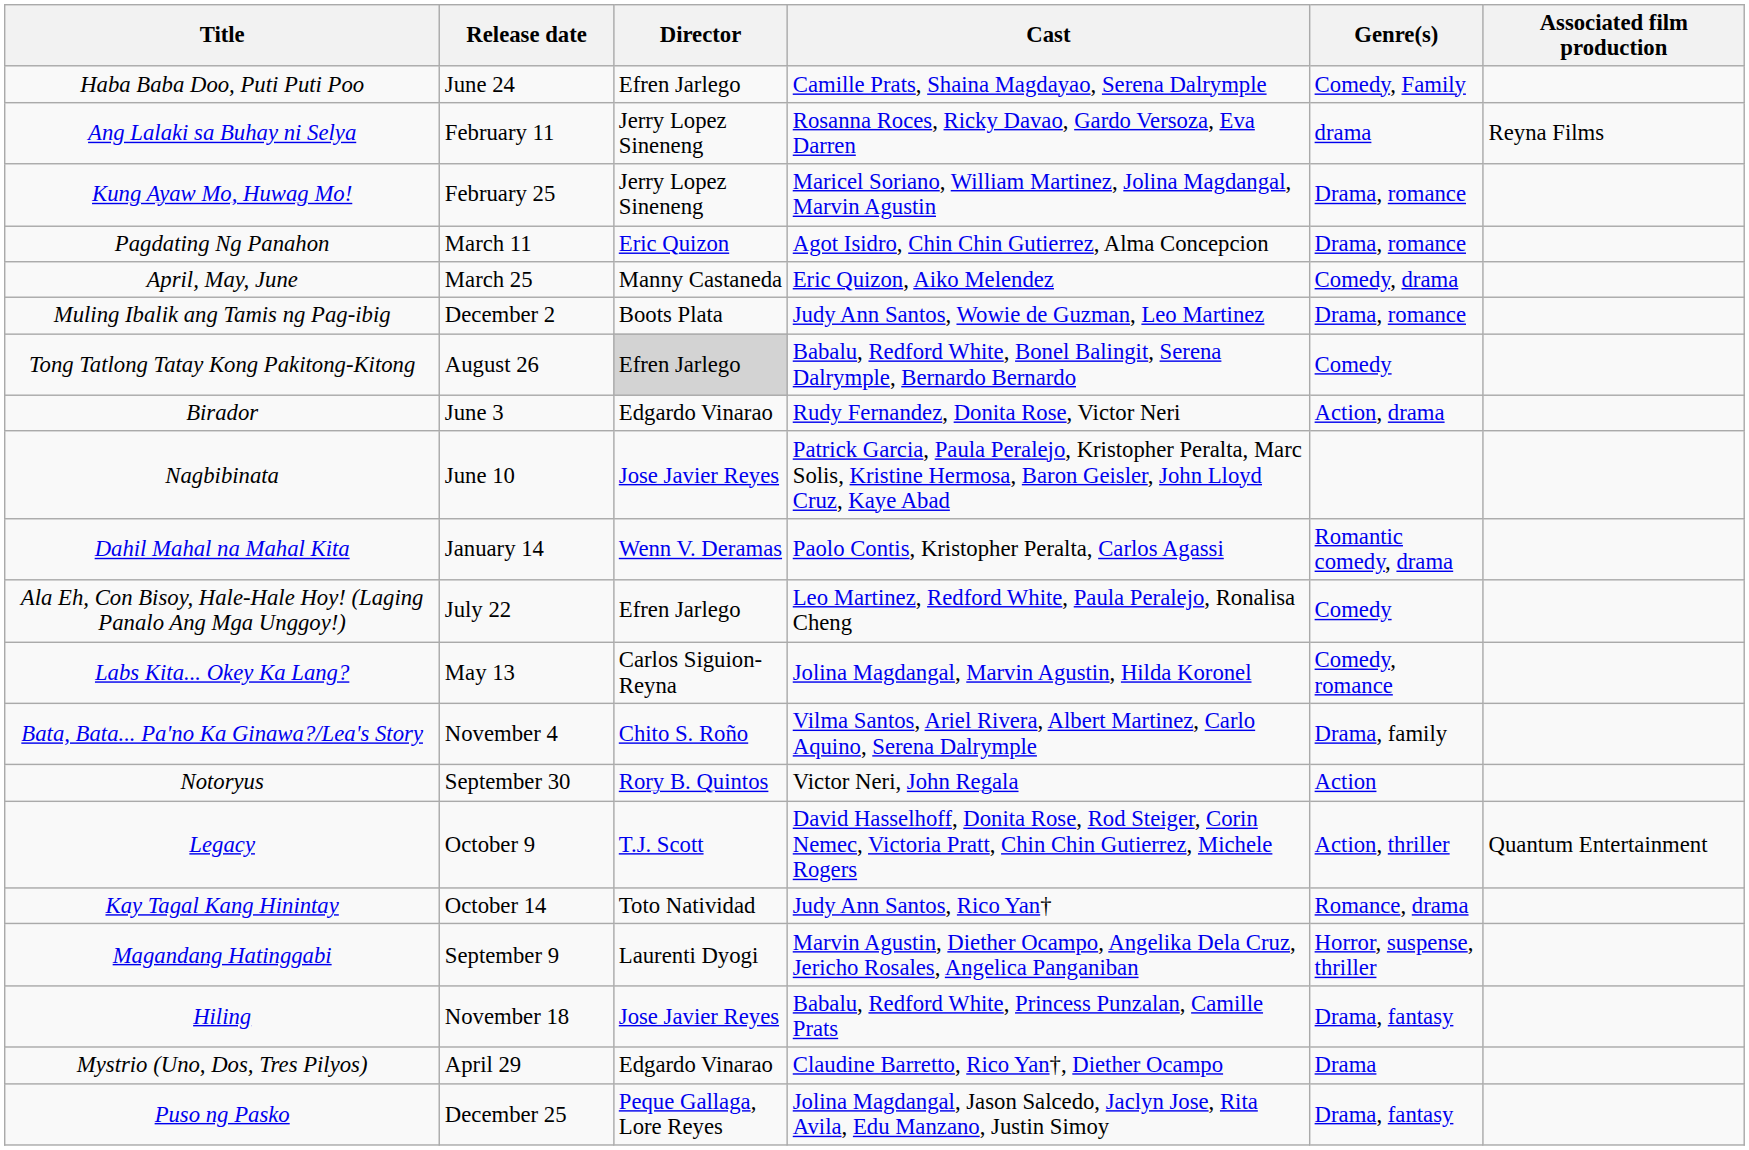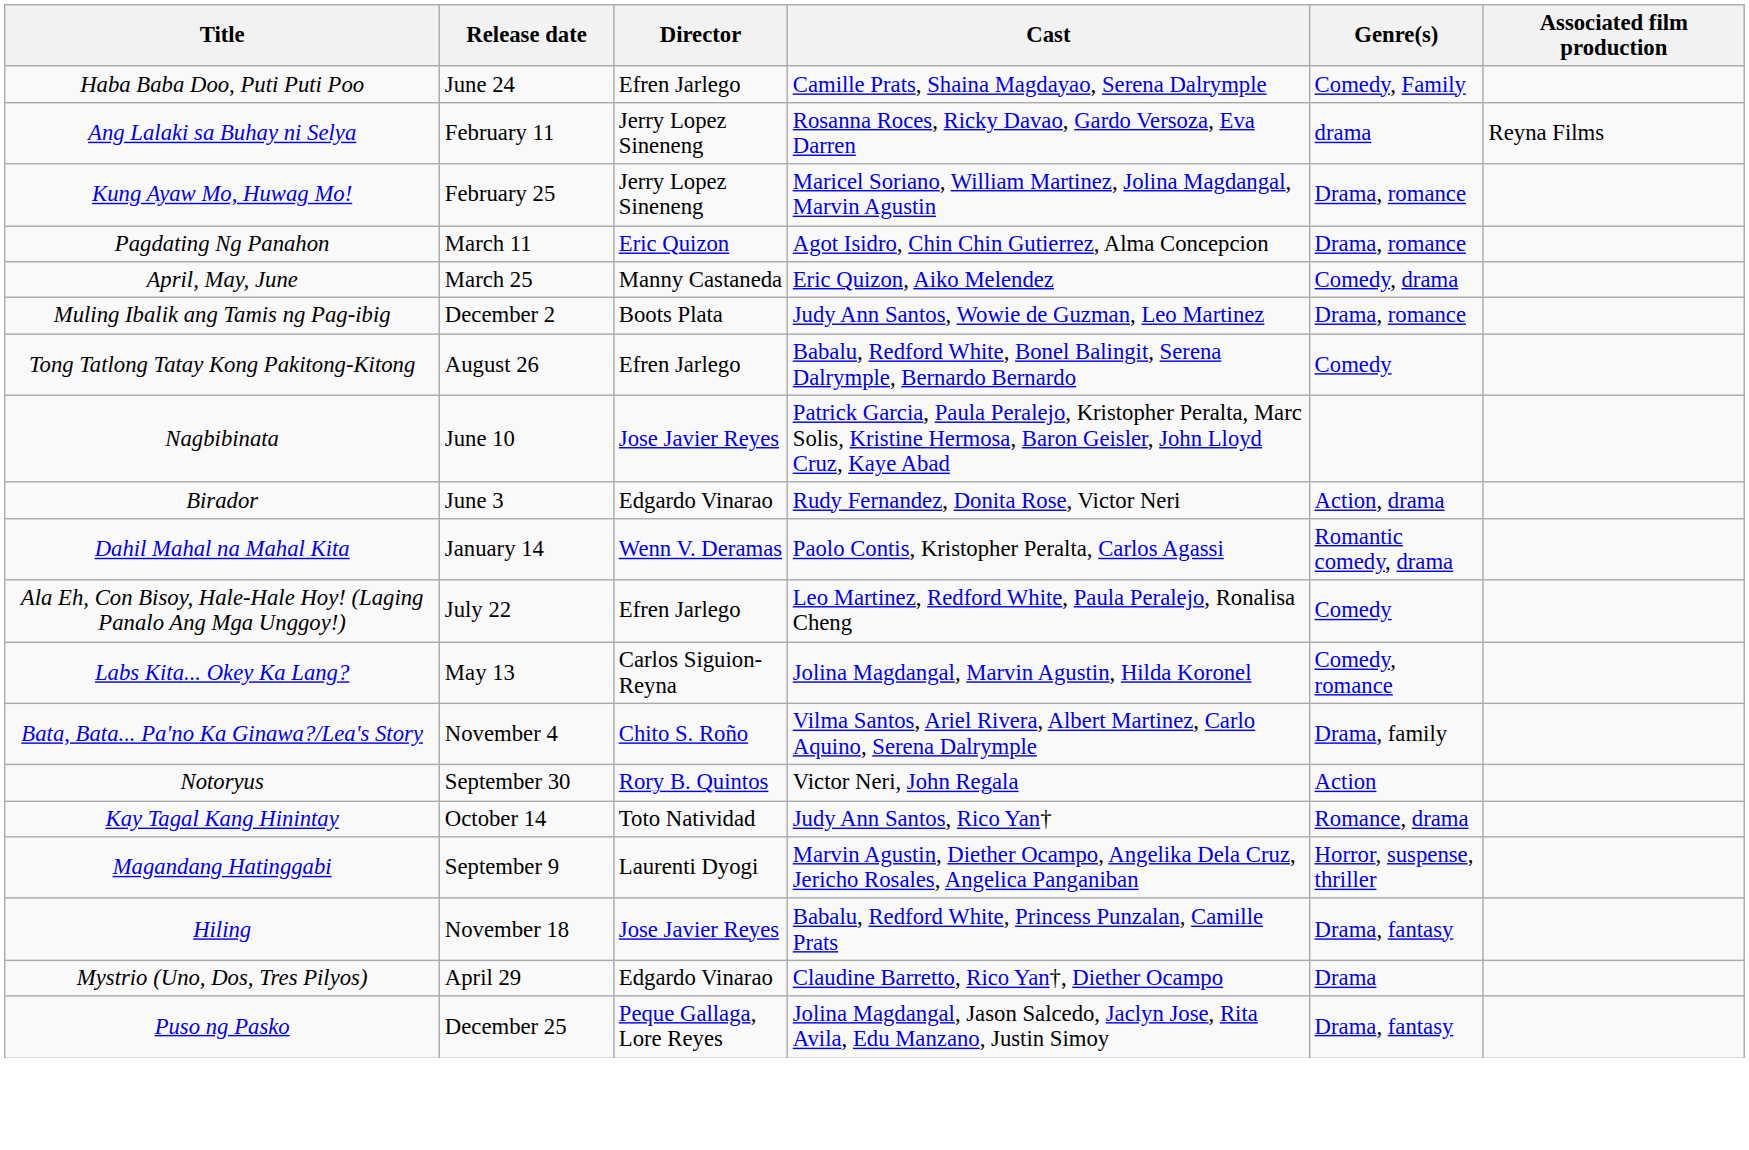(680, 364) lightgrey background -> (680, 364) no background
rows swapped: (222, 413) <-> (222, 474)
- row: (222, 844)
